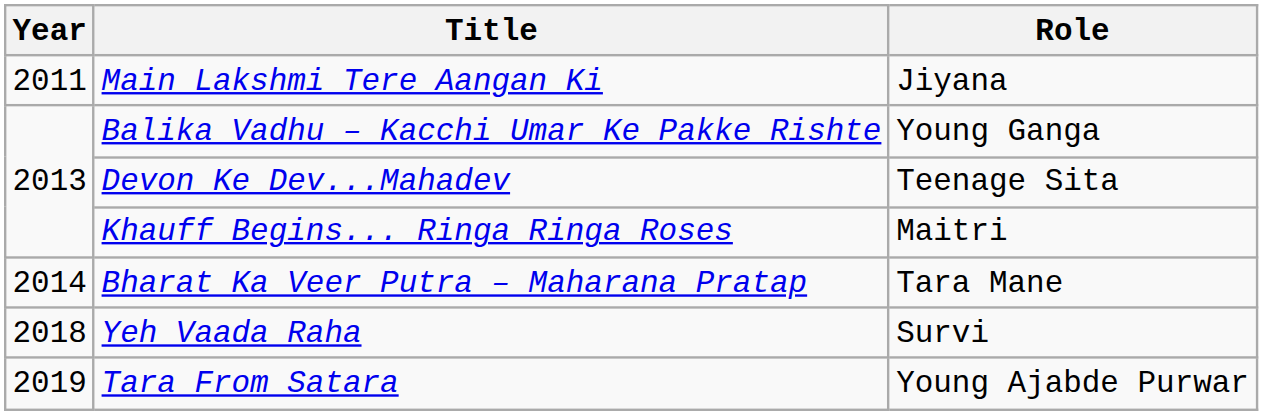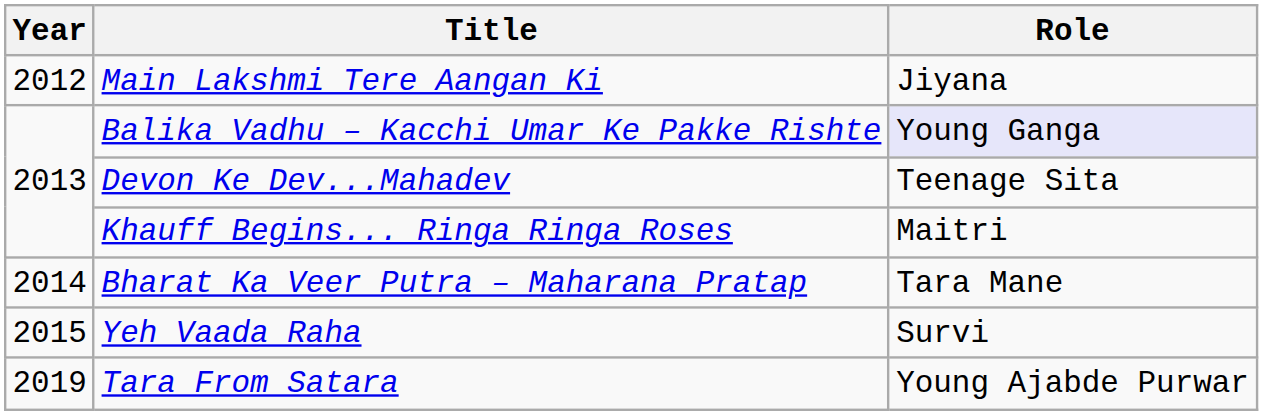(50, 81) 2011 -> (50, 81) 2012
(998, 131) no background -> (998, 131) lavender background
(50, 333) 2018 -> (50, 333) 2015
